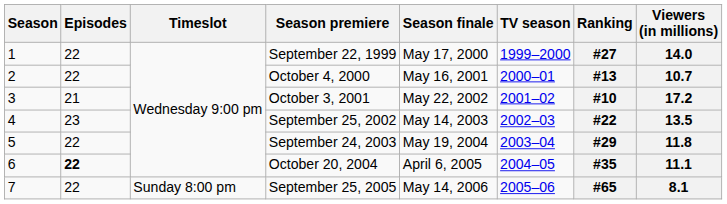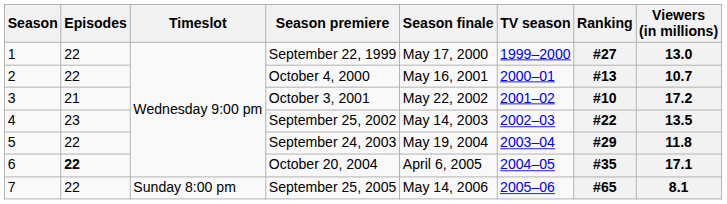(679, 53) 14.0 -> (679, 53) 13.0
(679, 165) 11.1 -> (679, 165) 17.1
